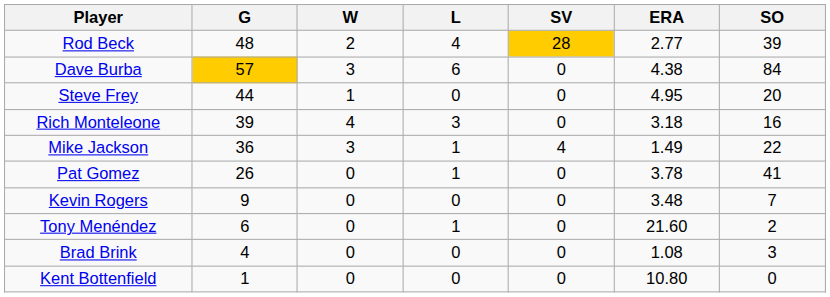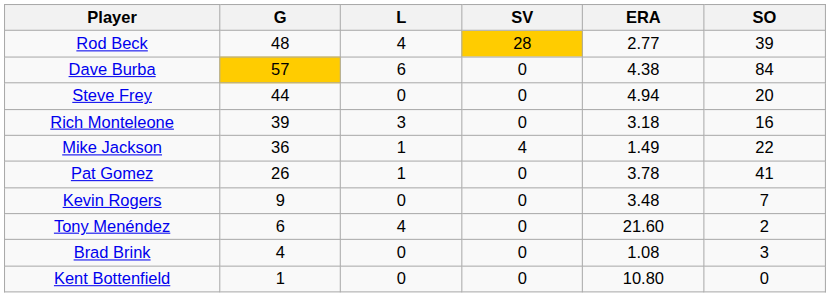- column: (350, 17)
(667, 95) 4.95 -> (643, 95) 4.94
(456, 226) 1 -> (401, 226) 4
